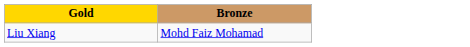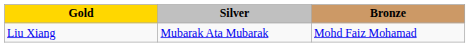+ column: (235, 13)
